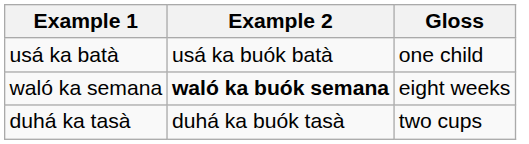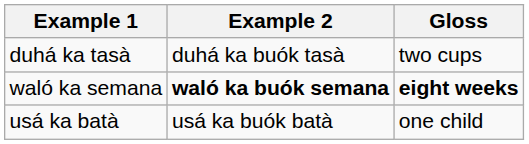rows swapped: (64, 54) <-> (70, 121)
(455, 88) normal -> (459, 88) bold
